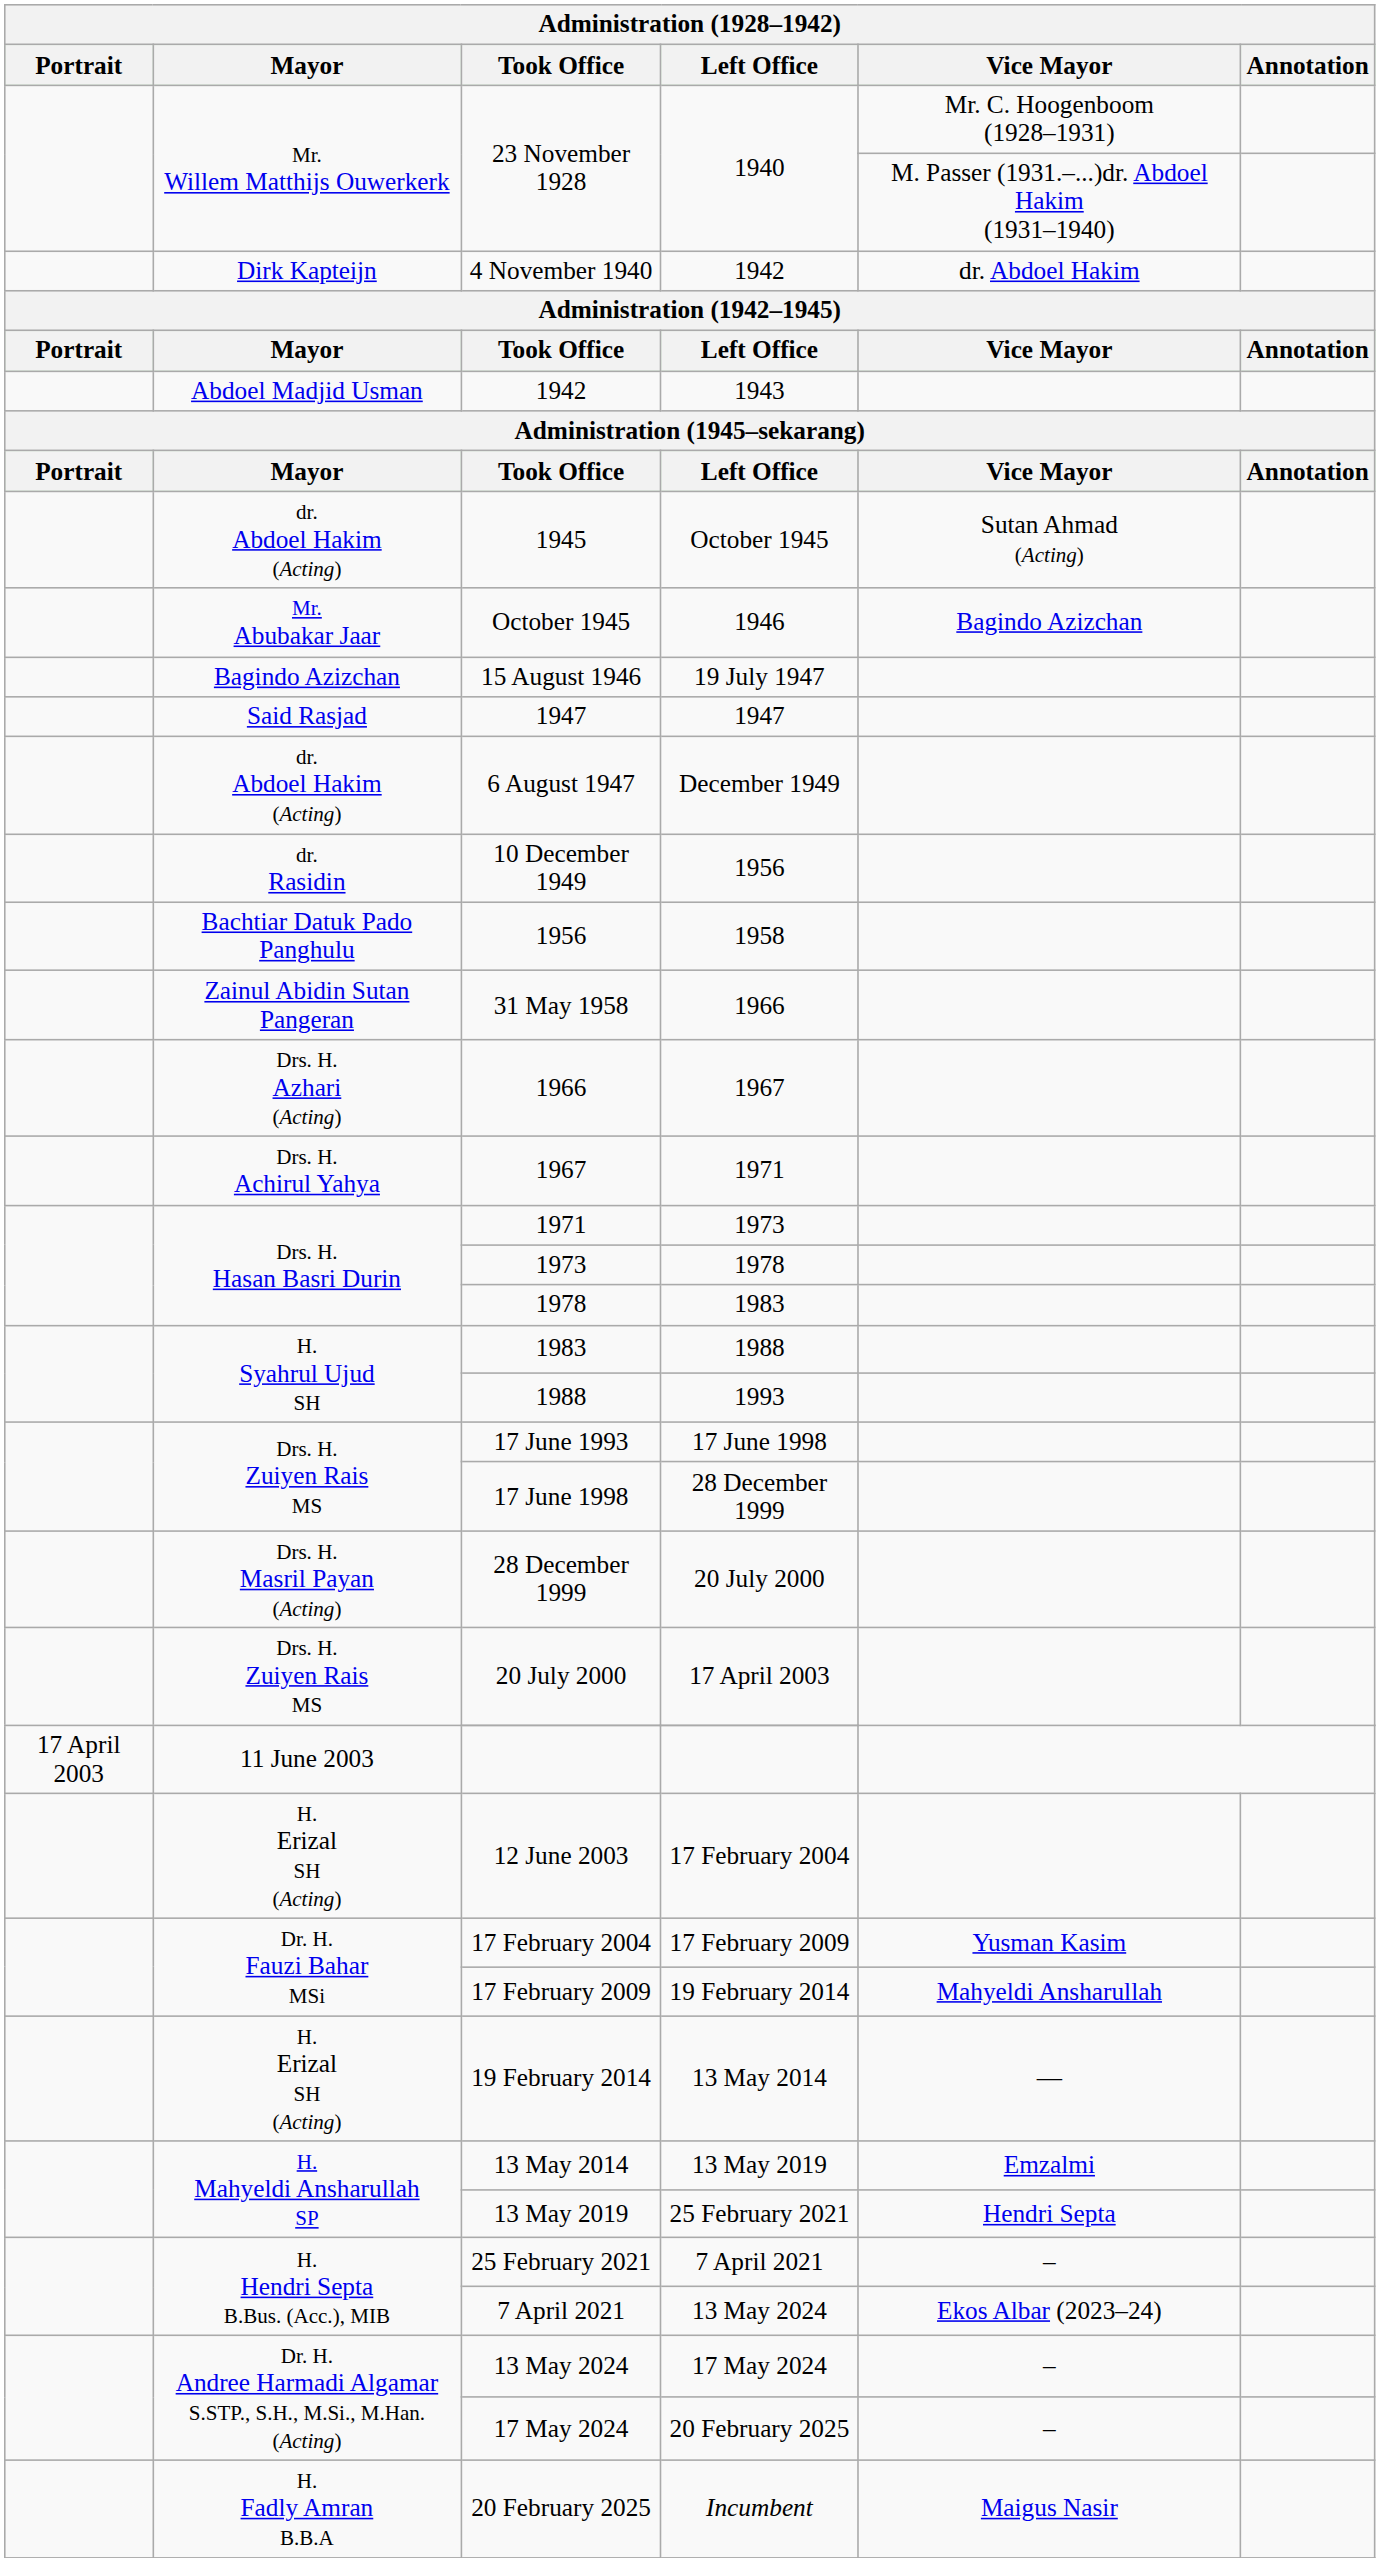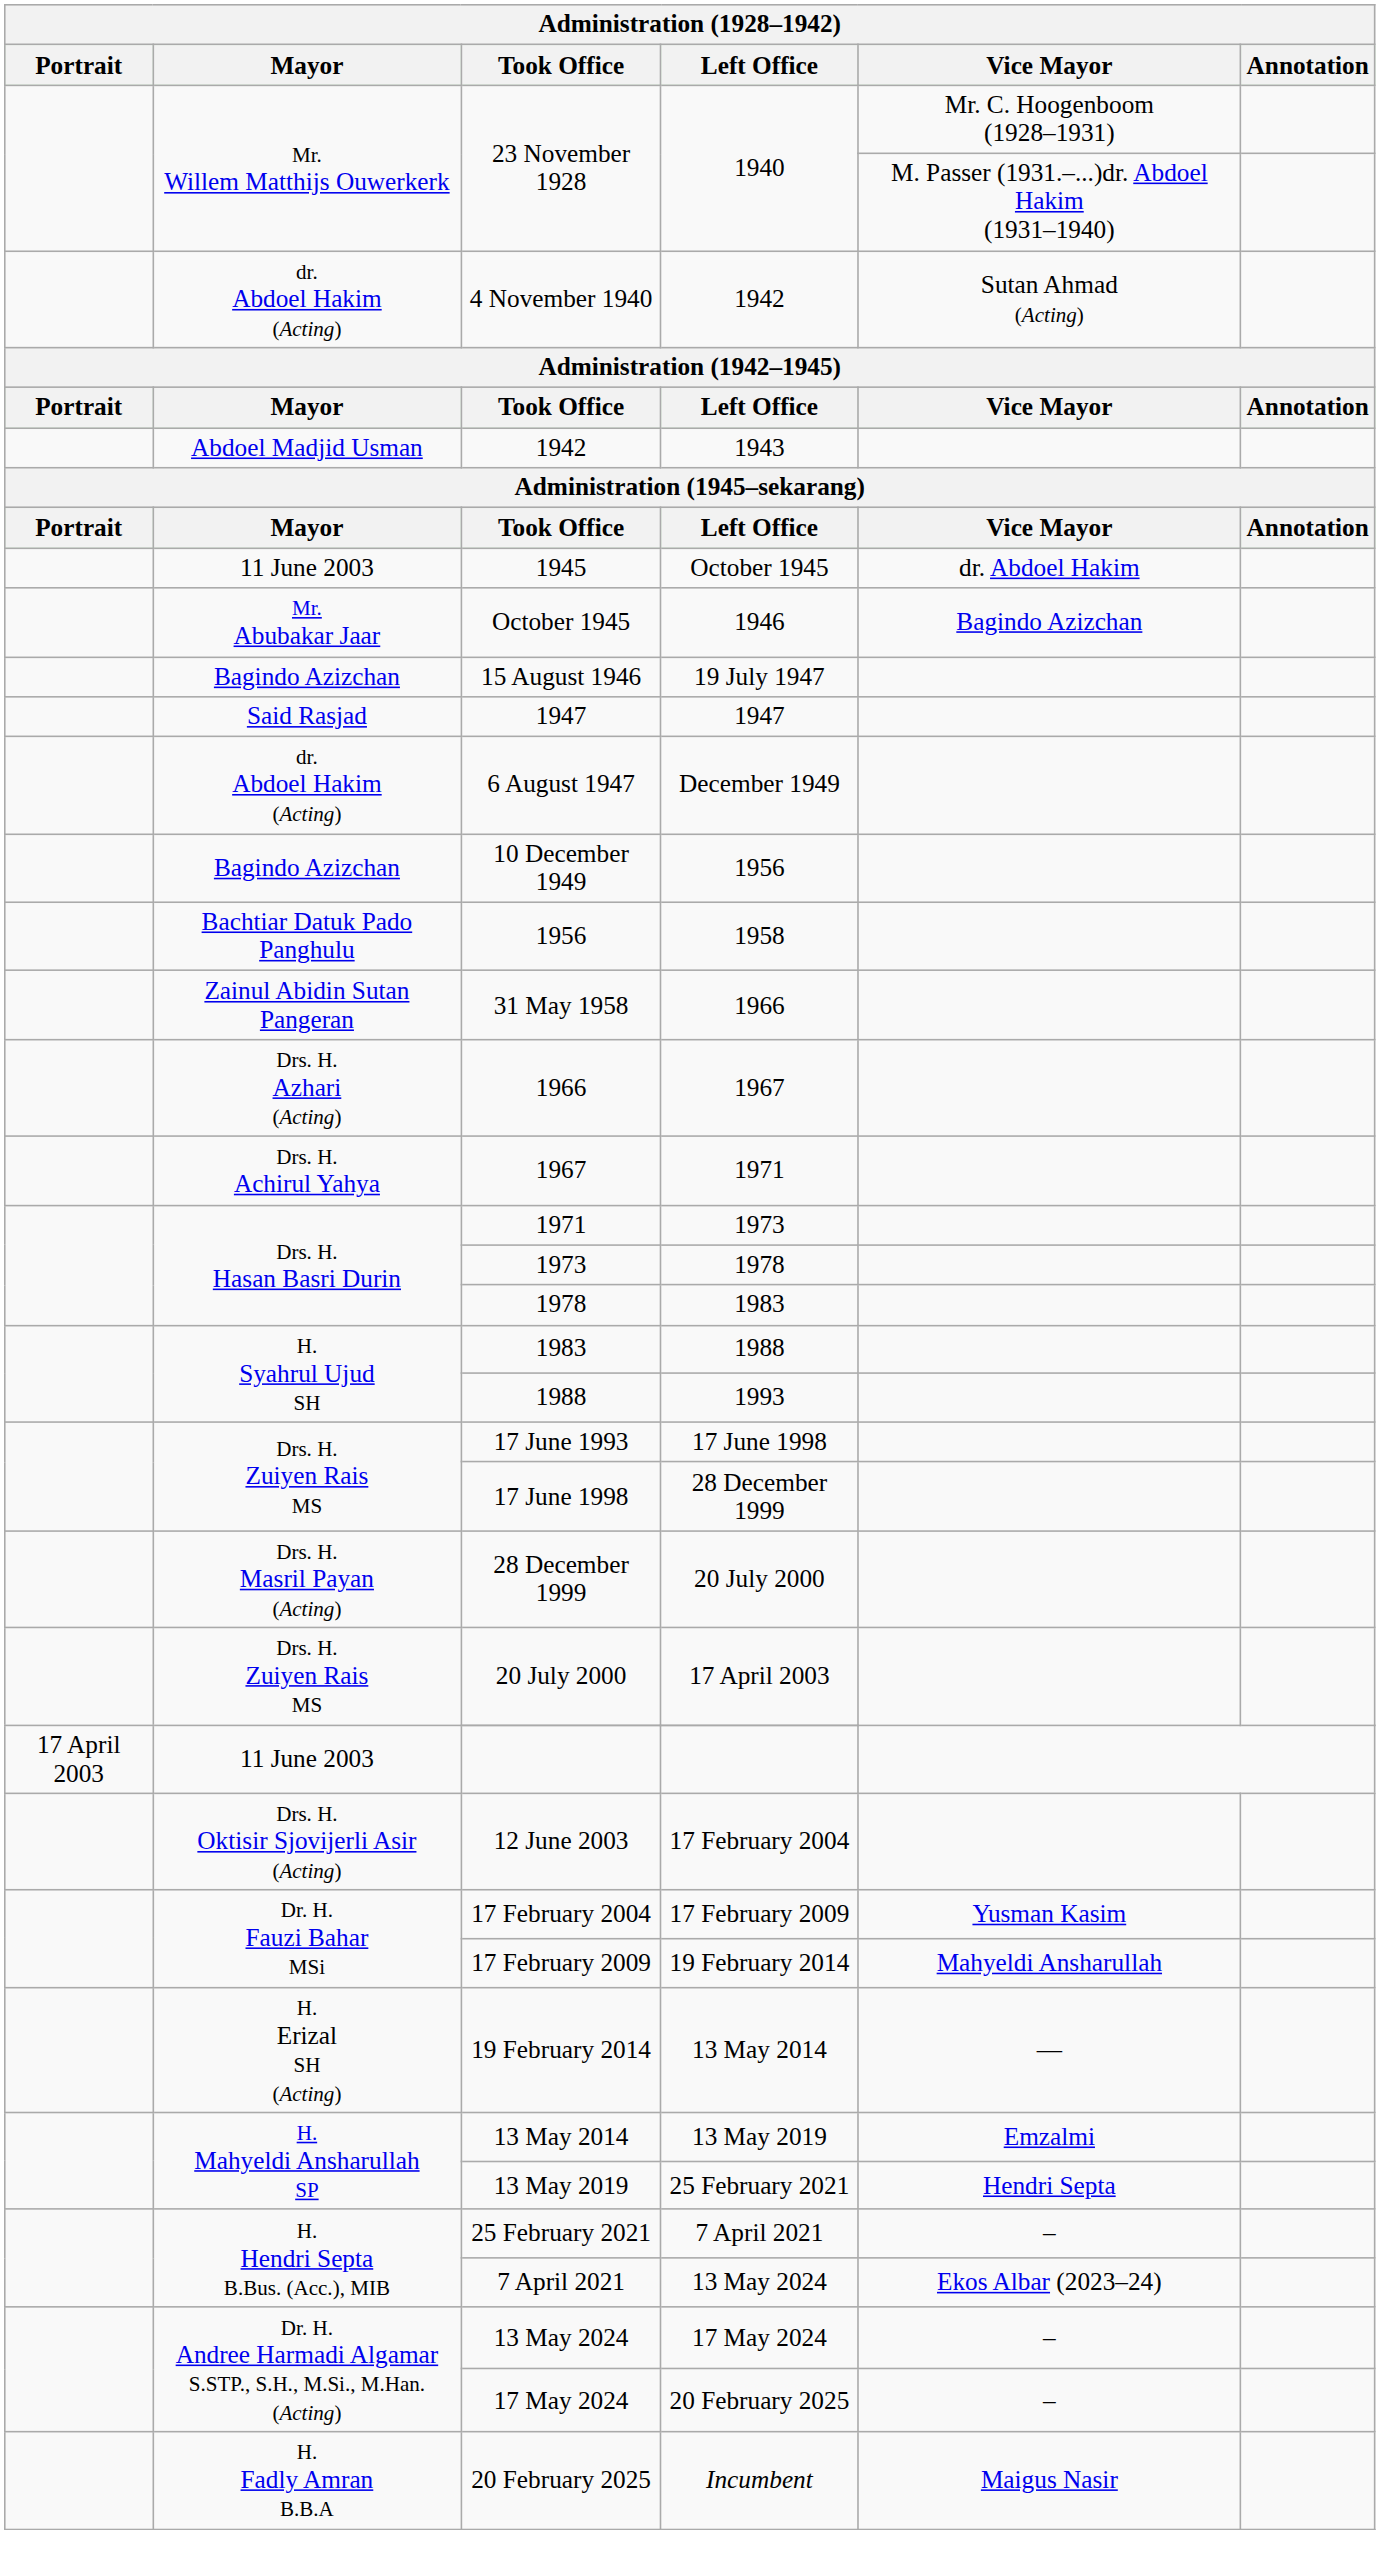(307, 270) Dirk Kapteijn -> (307, 300) dr. Abdoel Hakim (Acting)
(1049, 270) dr. Abdoel Hakim -> (1049, 298) Sutan Ahmad (Acting)
(307, 540) dr. Abdoel Hakim (Acting) -> (307, 567) 11 June 2003
(1049, 539) Sutan Ahmad (Acting) -> (1049, 567) dr. Abdoel Hakim
(307, 869) dr. Rasidin -> (307, 867) Bagindo Azizchan
(307, 1857) H. Erizal SH (Acting) -> (307, 1842) Drs. H. Oktisir Sjovijerli Asir (Acting)
